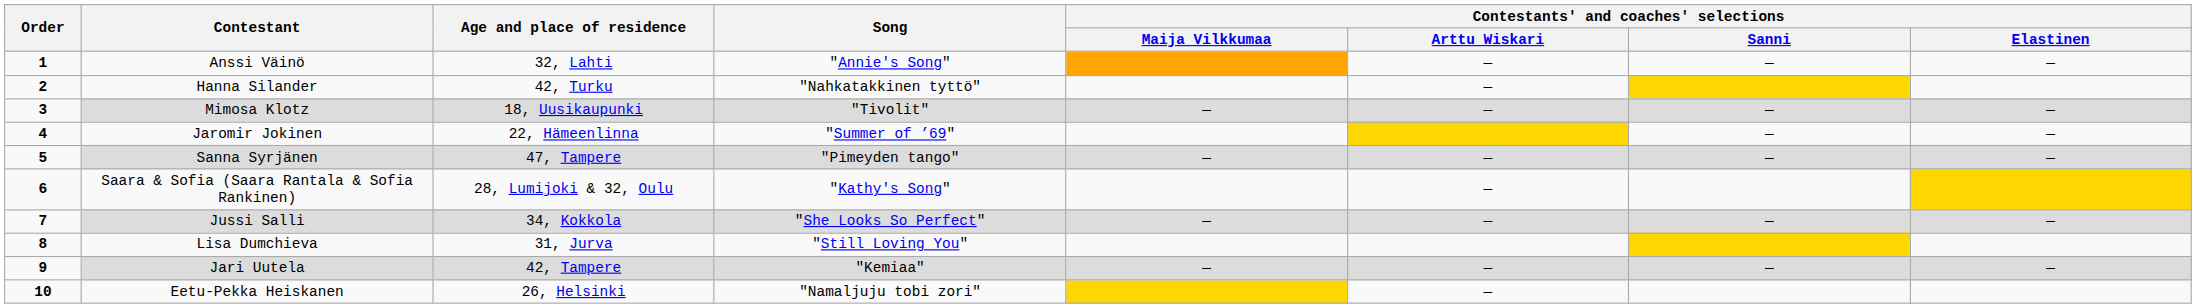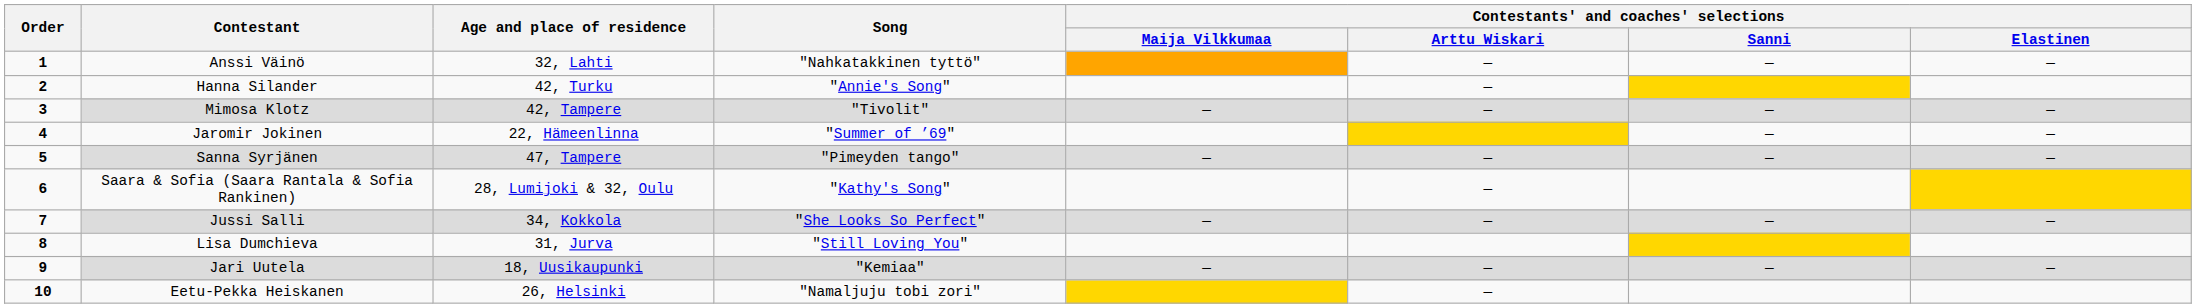(890, 63) "Annie's Song" -> (890, 63) "Nahkatakkinen tyttö"
(890, 87) "Nahkatakkinen tyttö" -> (890, 87) "Annie's Song"
(574, 110) 18, Uusikaupunki -> (574, 110) 42, Tampere
(574, 268) 42, Tampere -> (574, 268) 18, Uusikaupunki
